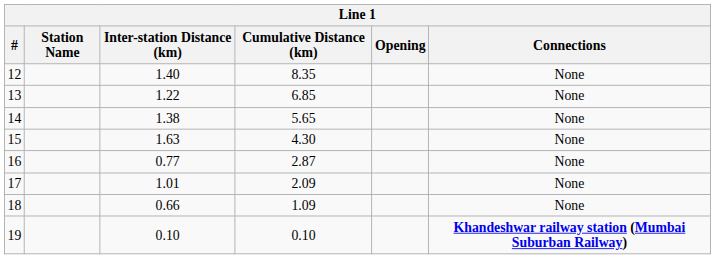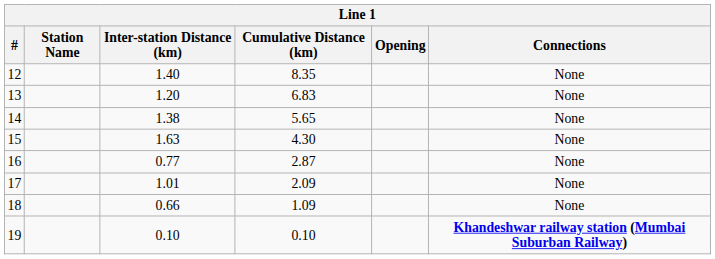(168, 96) 1.22 -> (168, 96) 1.20
(304, 96) 6.85 -> (304, 96) 6.83
